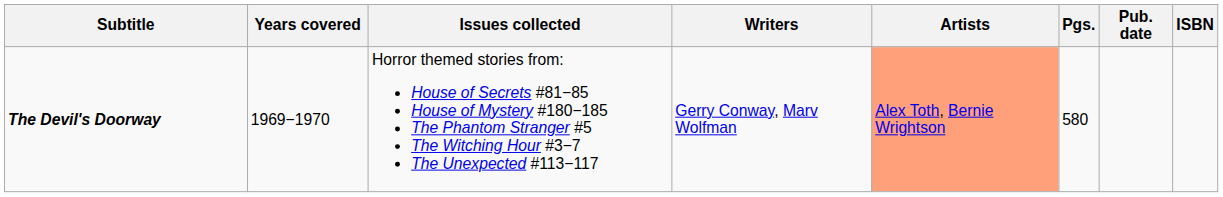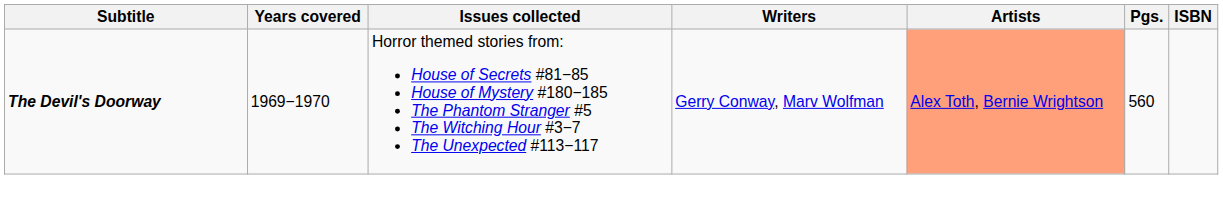- column: (1136, 25)
(1075, 119) 580 -> (1141, 101) 560
